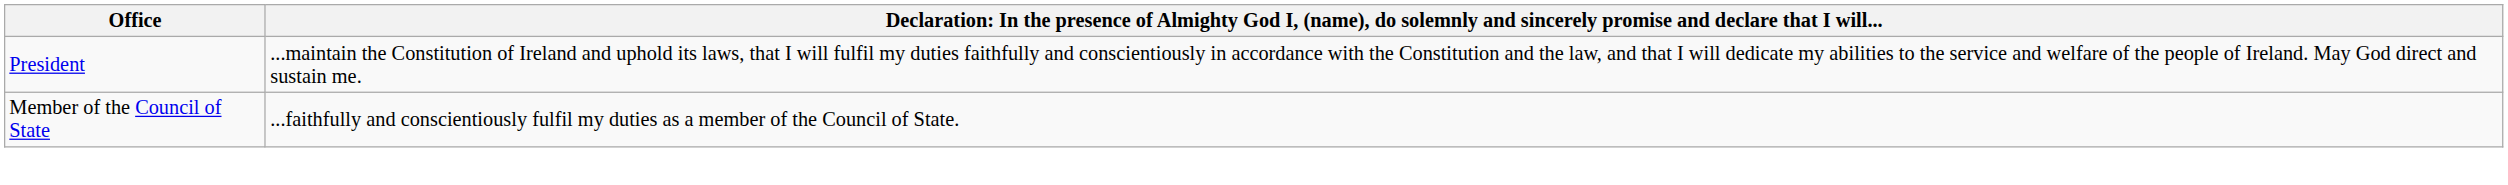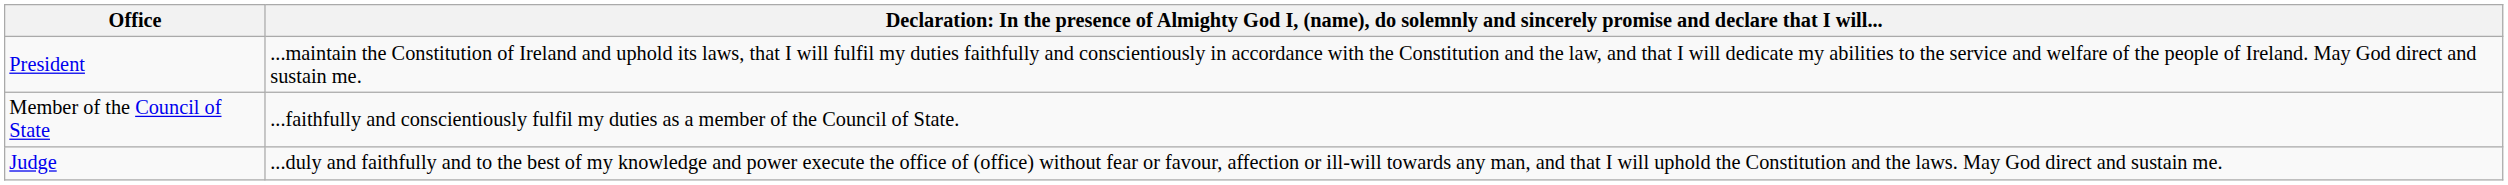+ row: (33, 163)
